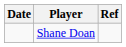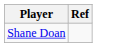- column: (19, 14)
